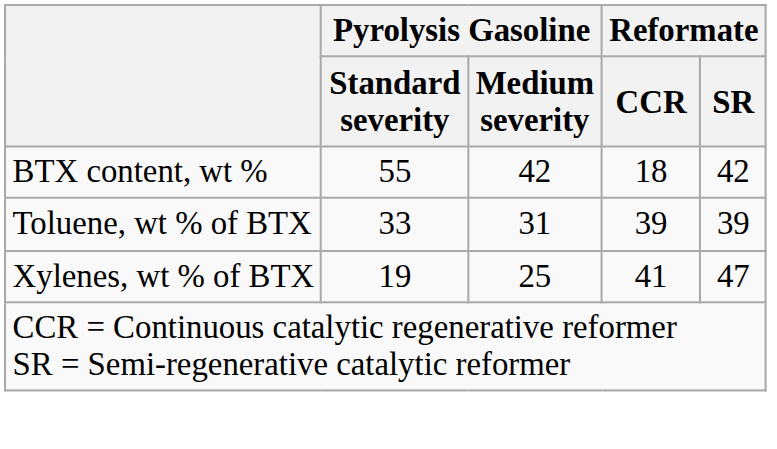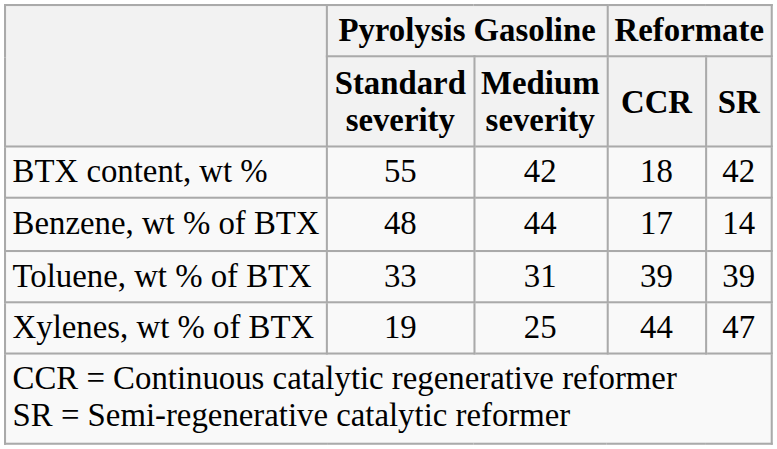+ row: (166, 223)
(651, 275) 41 -> (657, 327) 44
